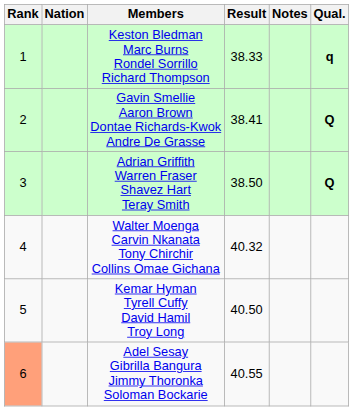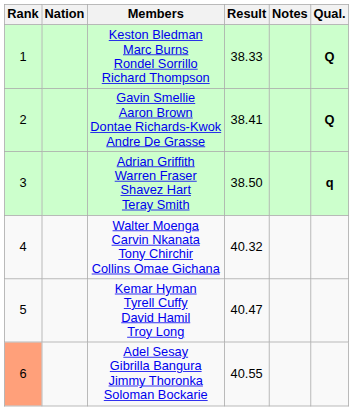(330, 56) q -> (330, 56) Q
(330, 183) Q -> (330, 183) q
(247, 310) 40.50 -> (247, 310) 40.47
